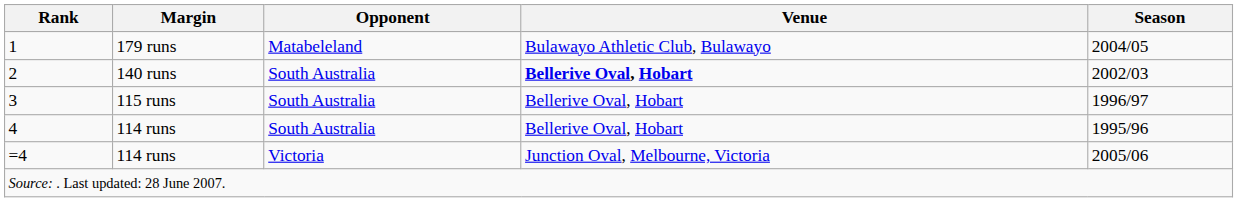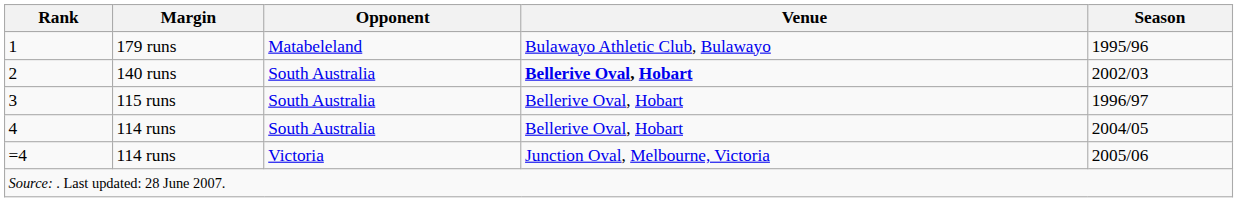(1120, 45) 2004/05 -> (1120, 45) 1995/96
(1120, 127) 1995/96 -> (1120, 127) 2004/05
